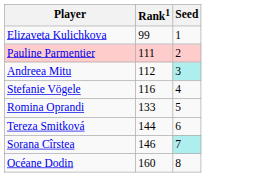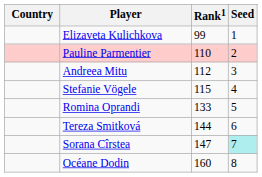+ column: (32, 15)
(147, 53) 111 -> (202, 53) 110
(178, 71) paleturquoise background -> (234, 71) no background
(147, 89) 116 -> (202, 89) 115
(147, 144) 146 -> (203, 144) 147
